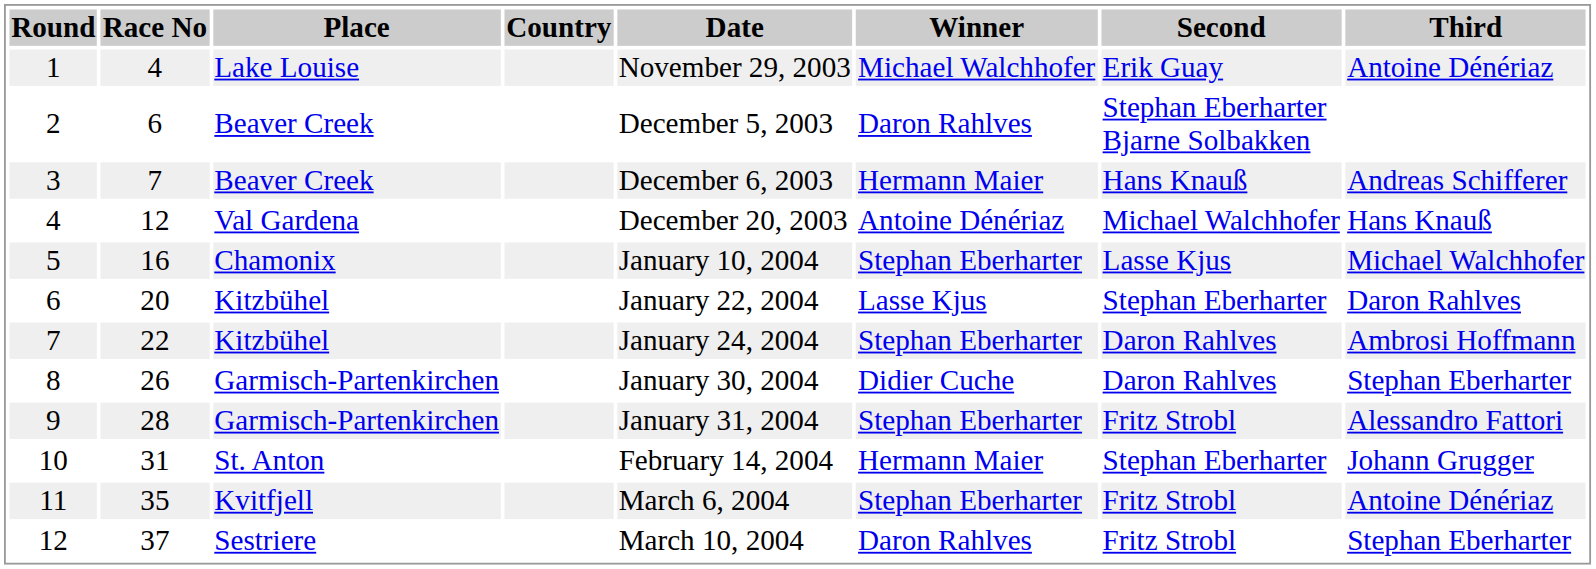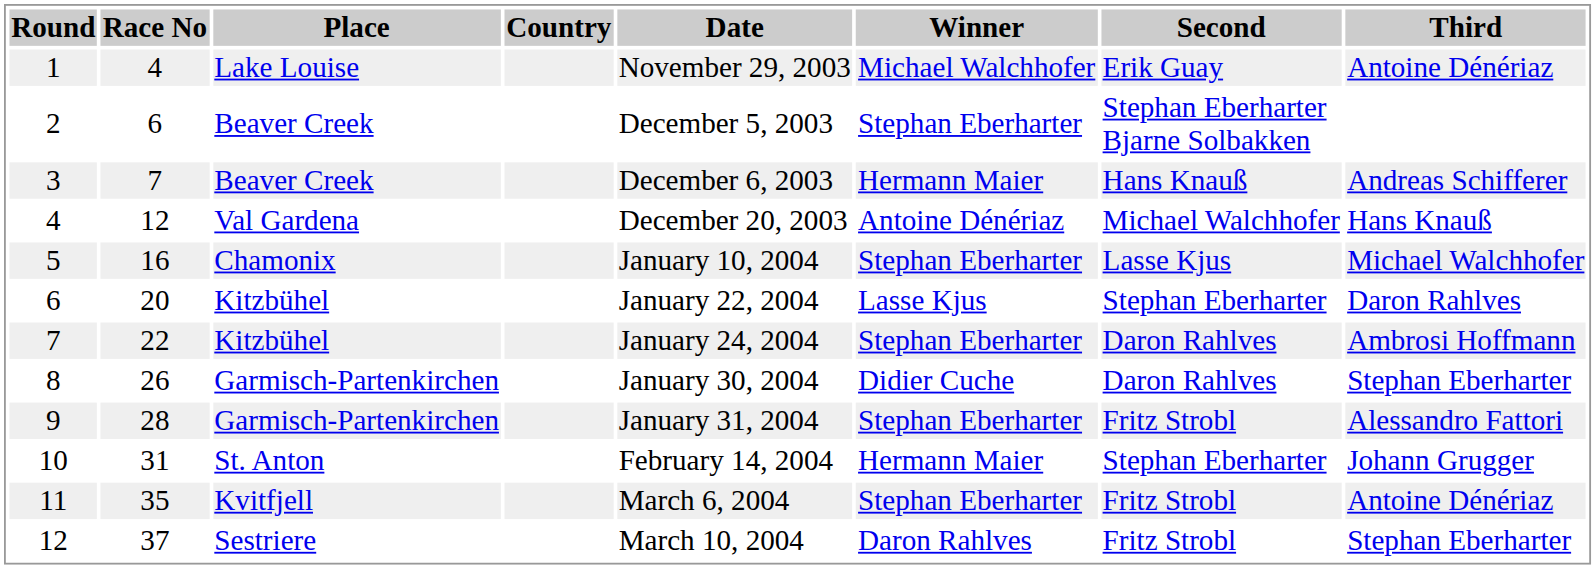(945, 123) Daron Rahlves -> (970, 123) Stephan Eberharter
